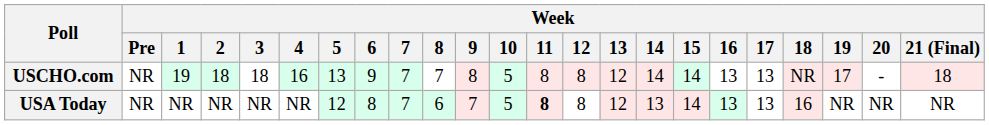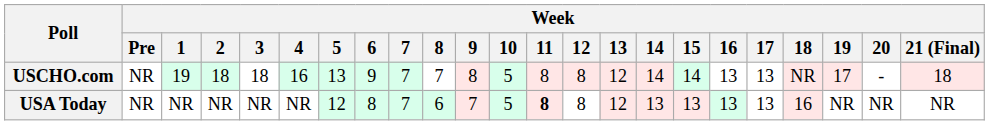(691, 104) 14 -> (691, 104) 13
